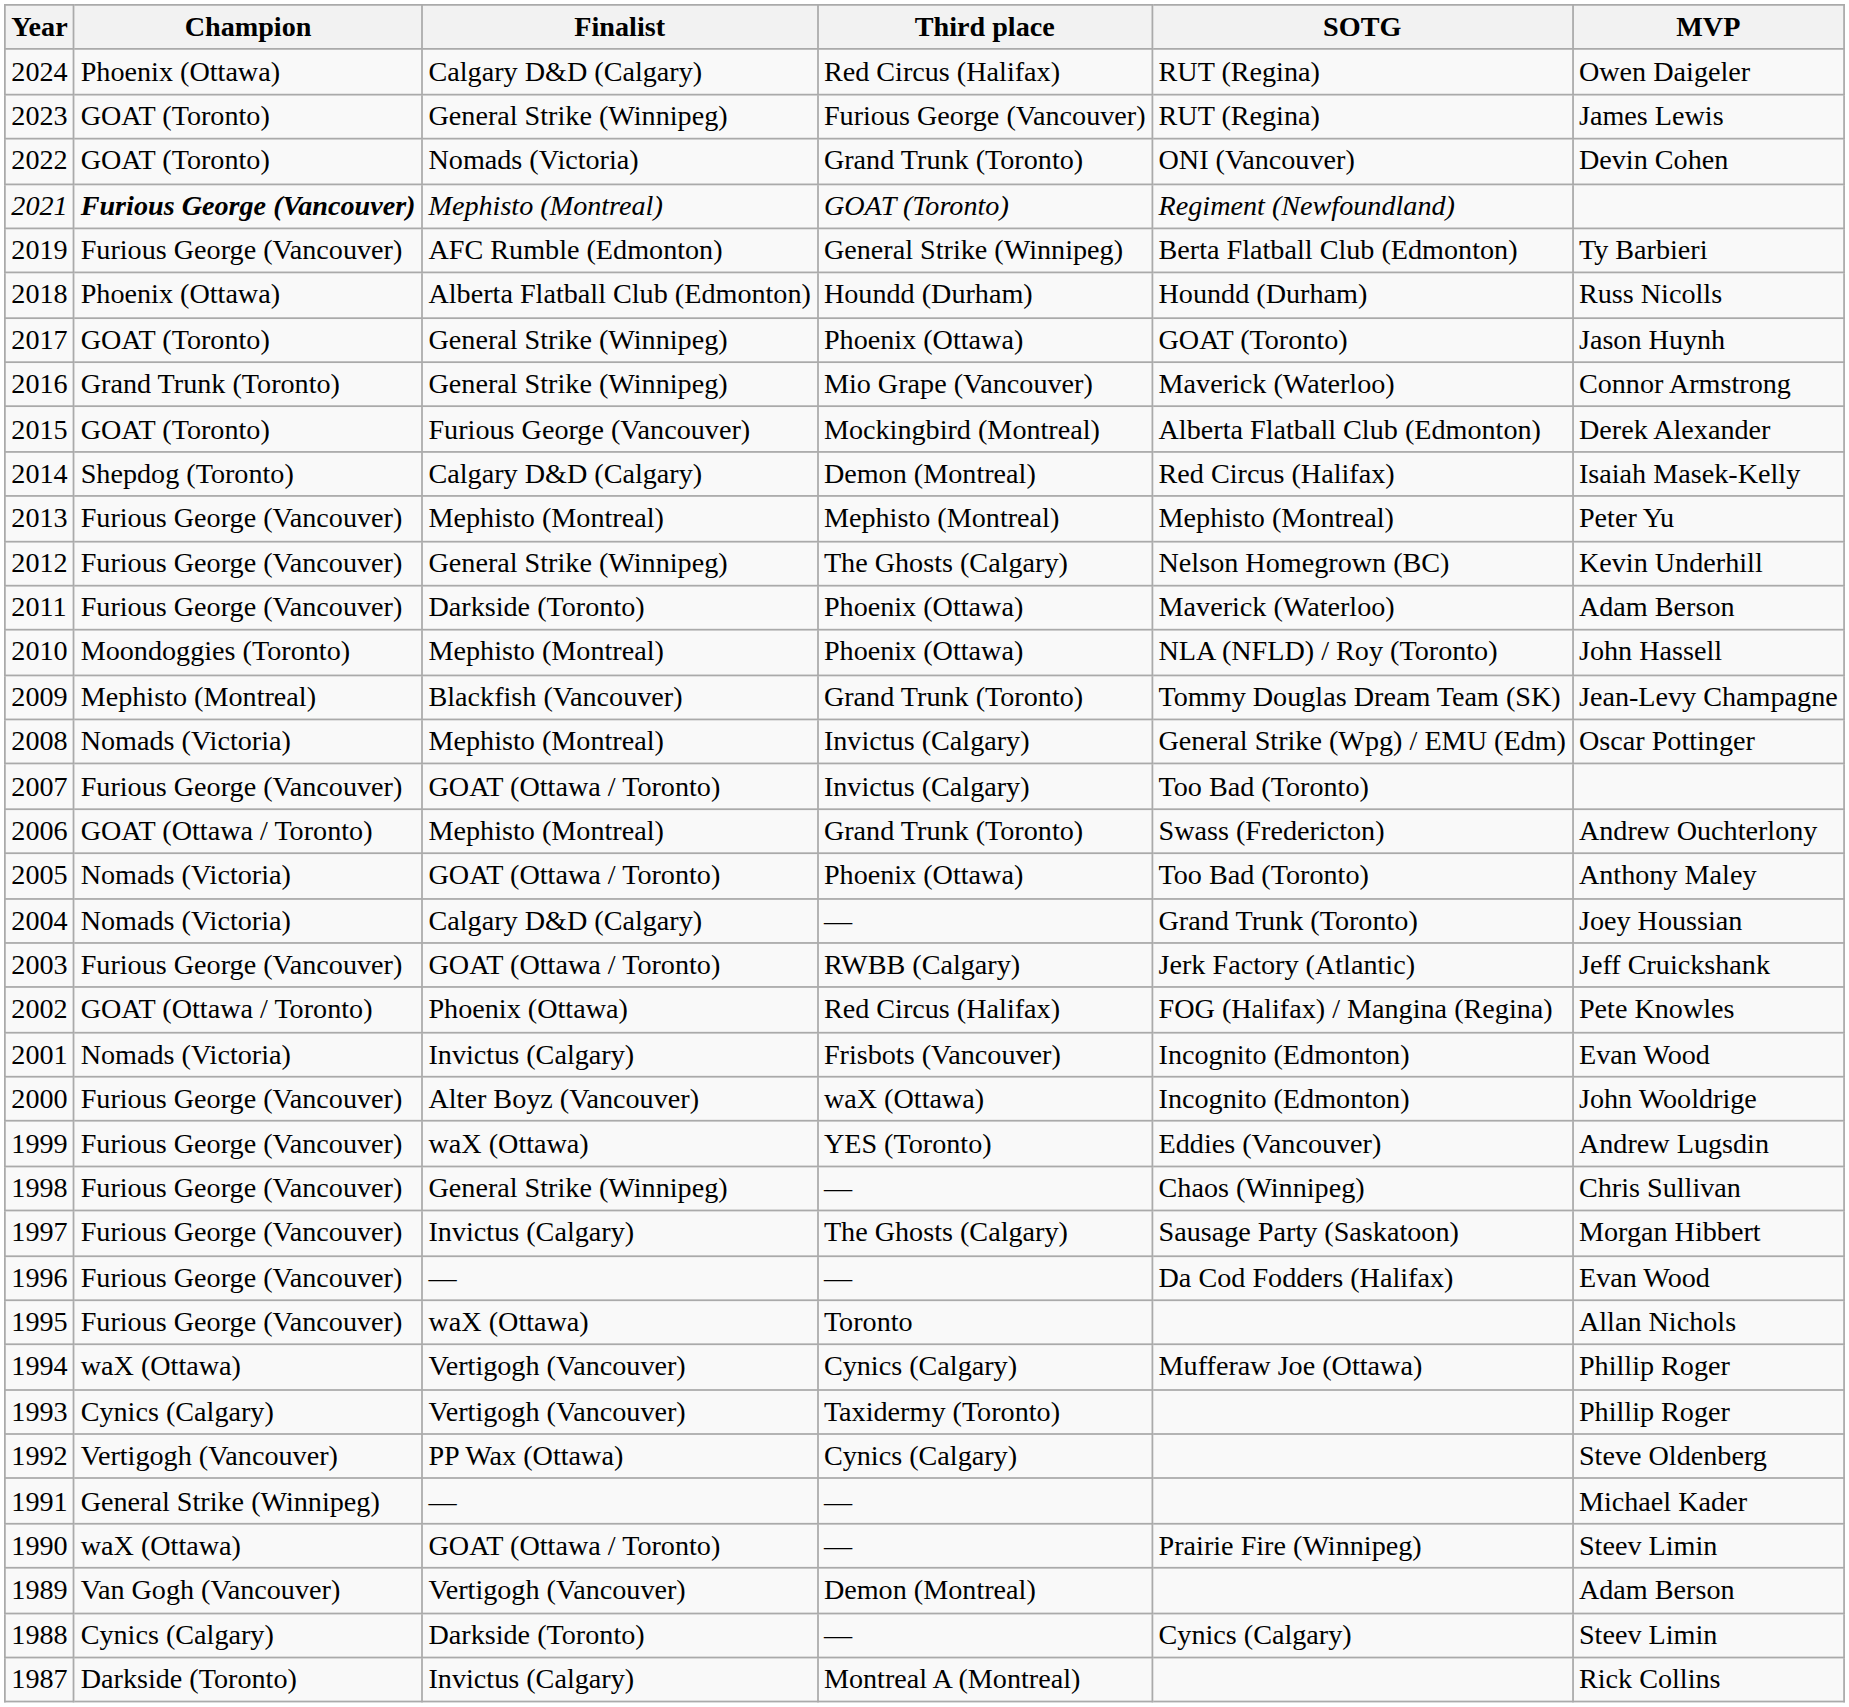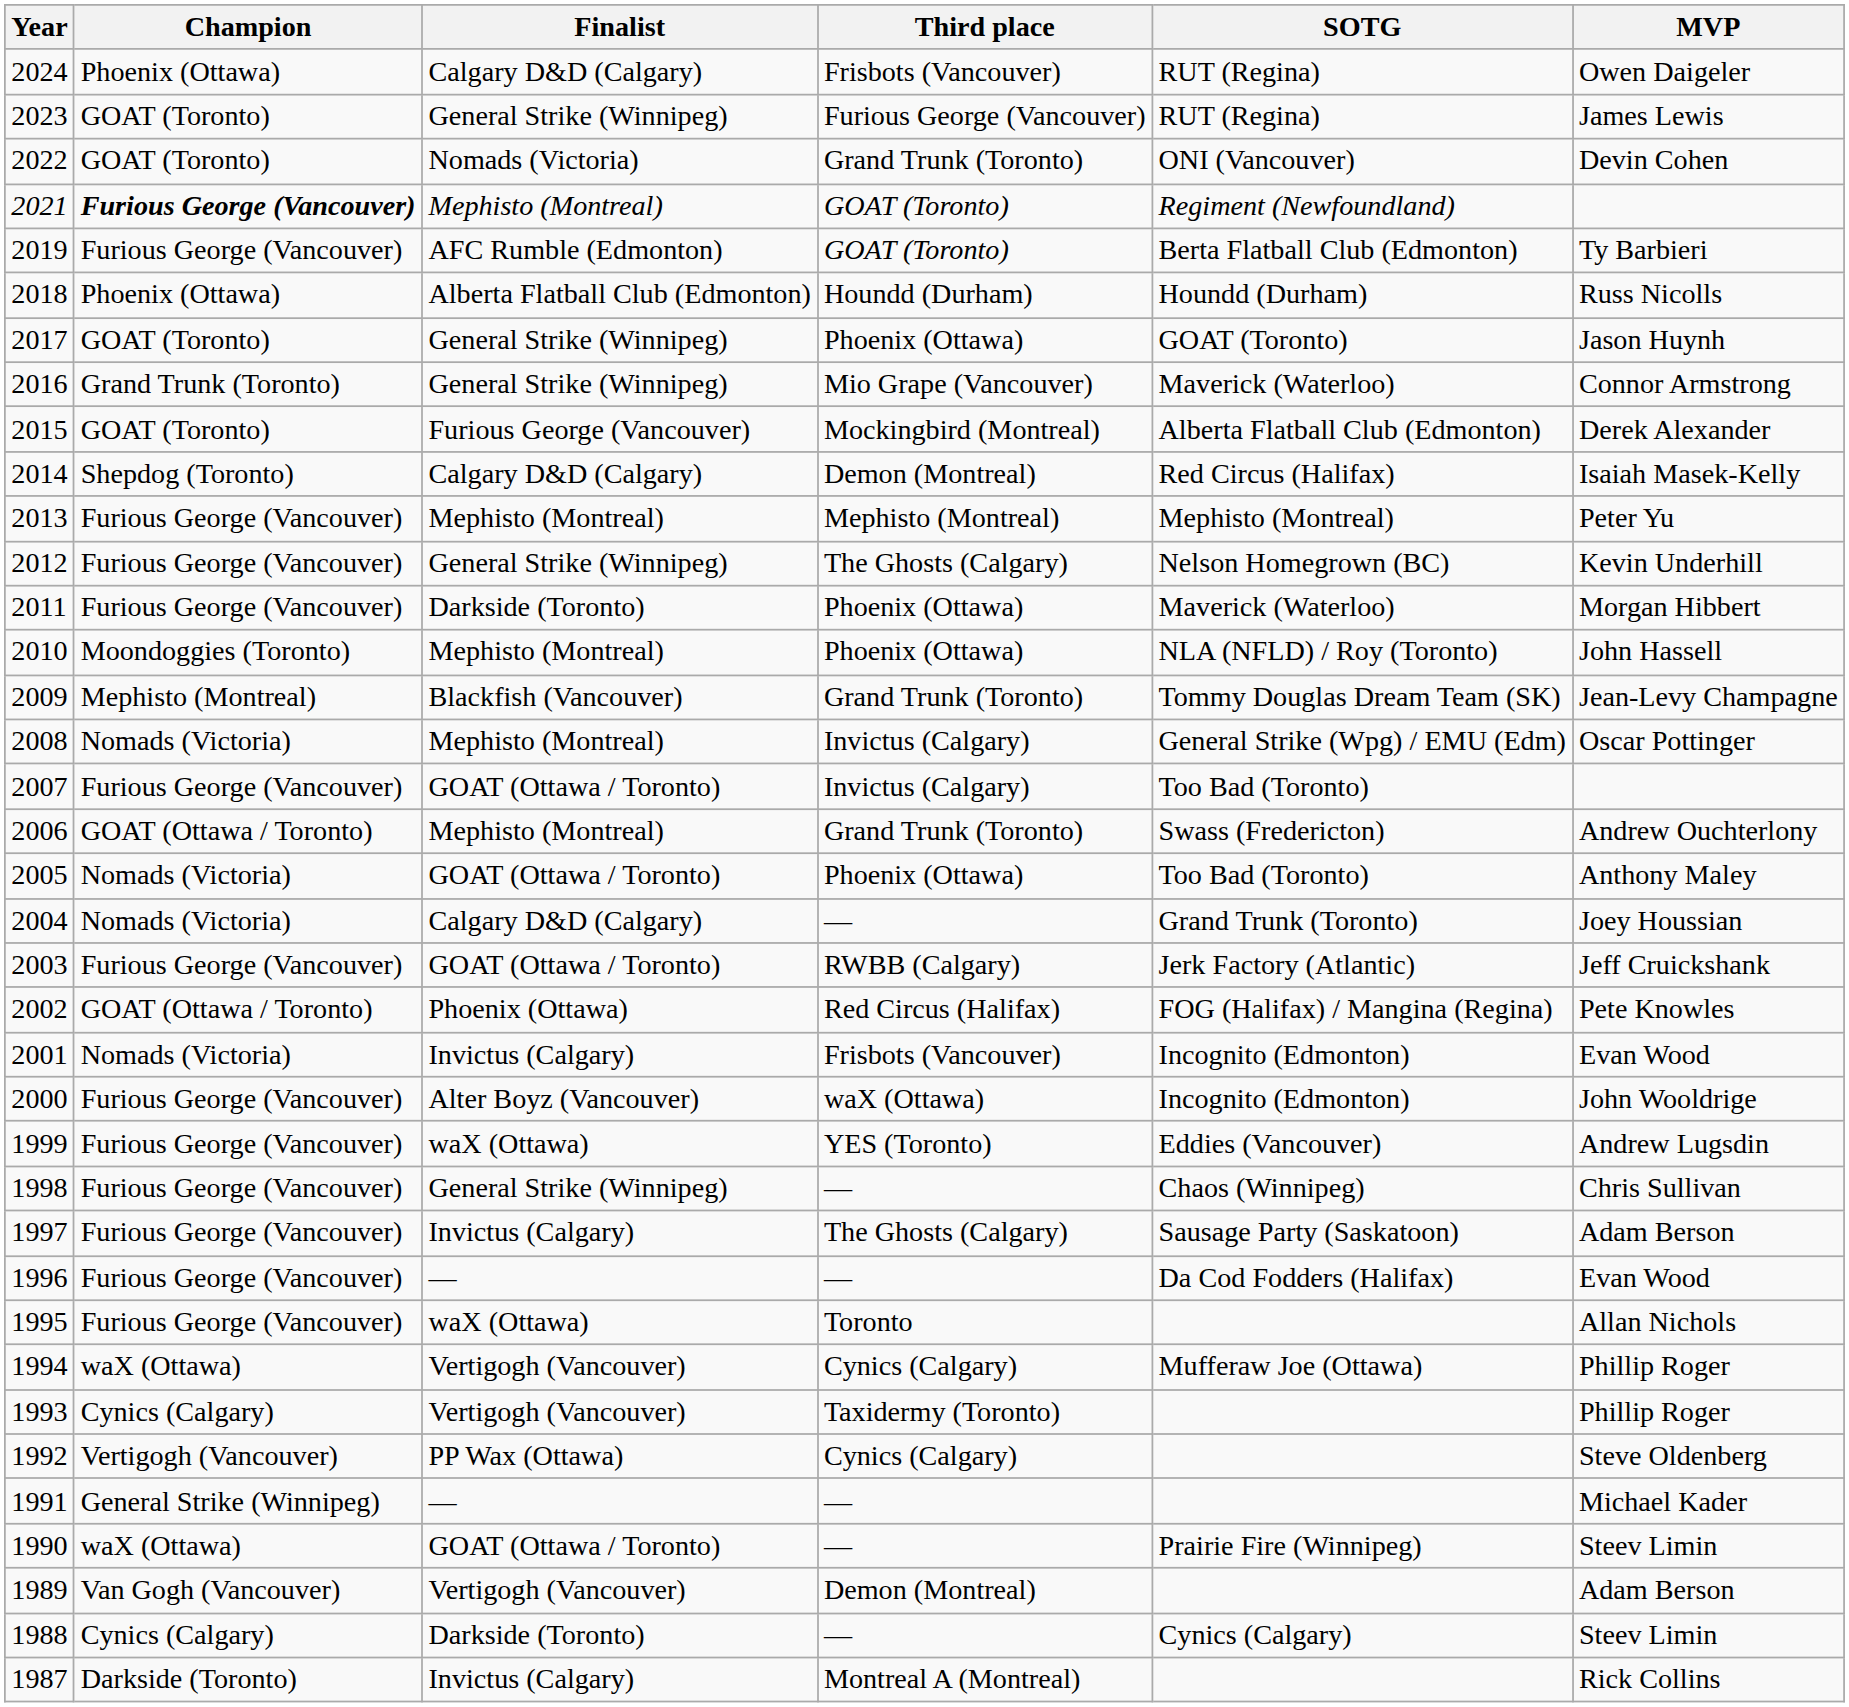(942, 71) Red Circus (Halifax) -> (942, 71) Frisbots (Vancouver)
(973, 250) General Strike (Winnipeg) -> (916, 250) GOAT (Toronto)
(1657, 607) Adam Berson -> (1670, 607) Morgan Hibbert
(1670, 1232) Morgan Hibbert -> (1657, 1232) Adam Berson
